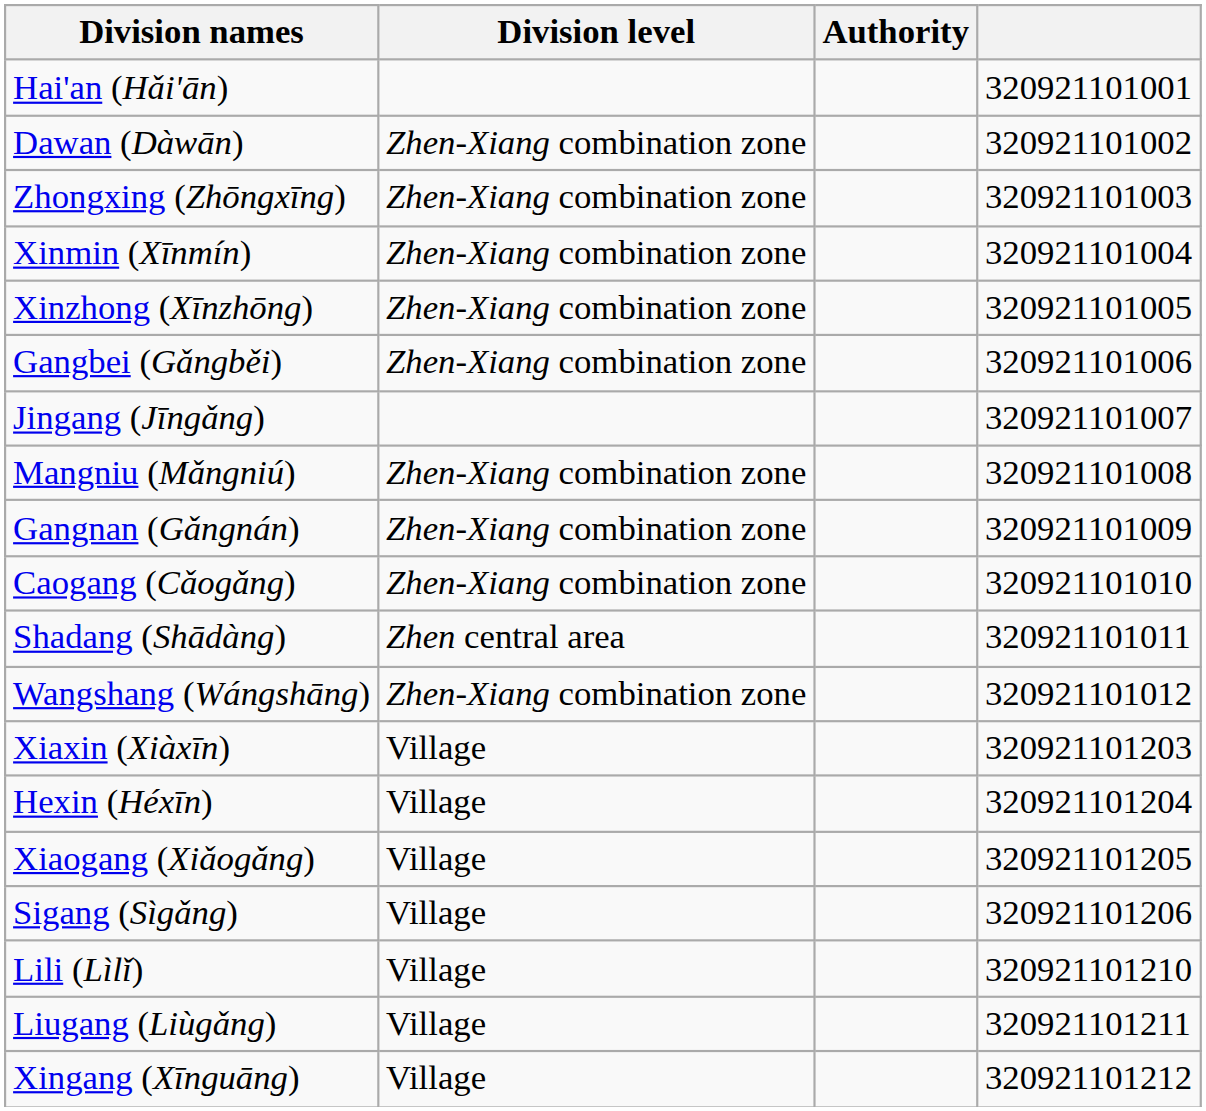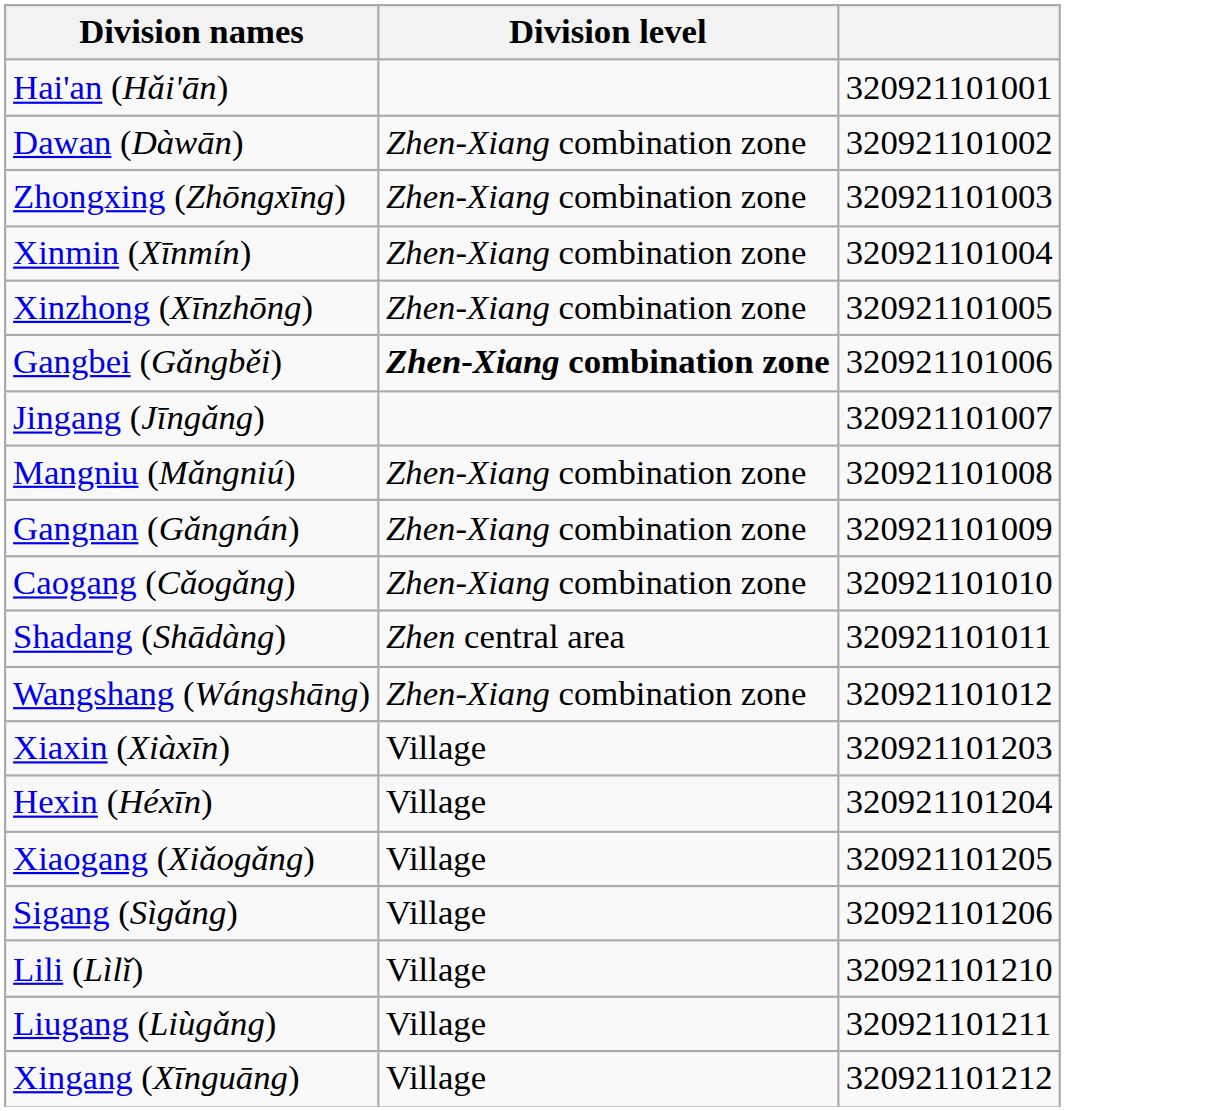- column: (896, 32)
(596, 362) normal -> (608, 362) bold
